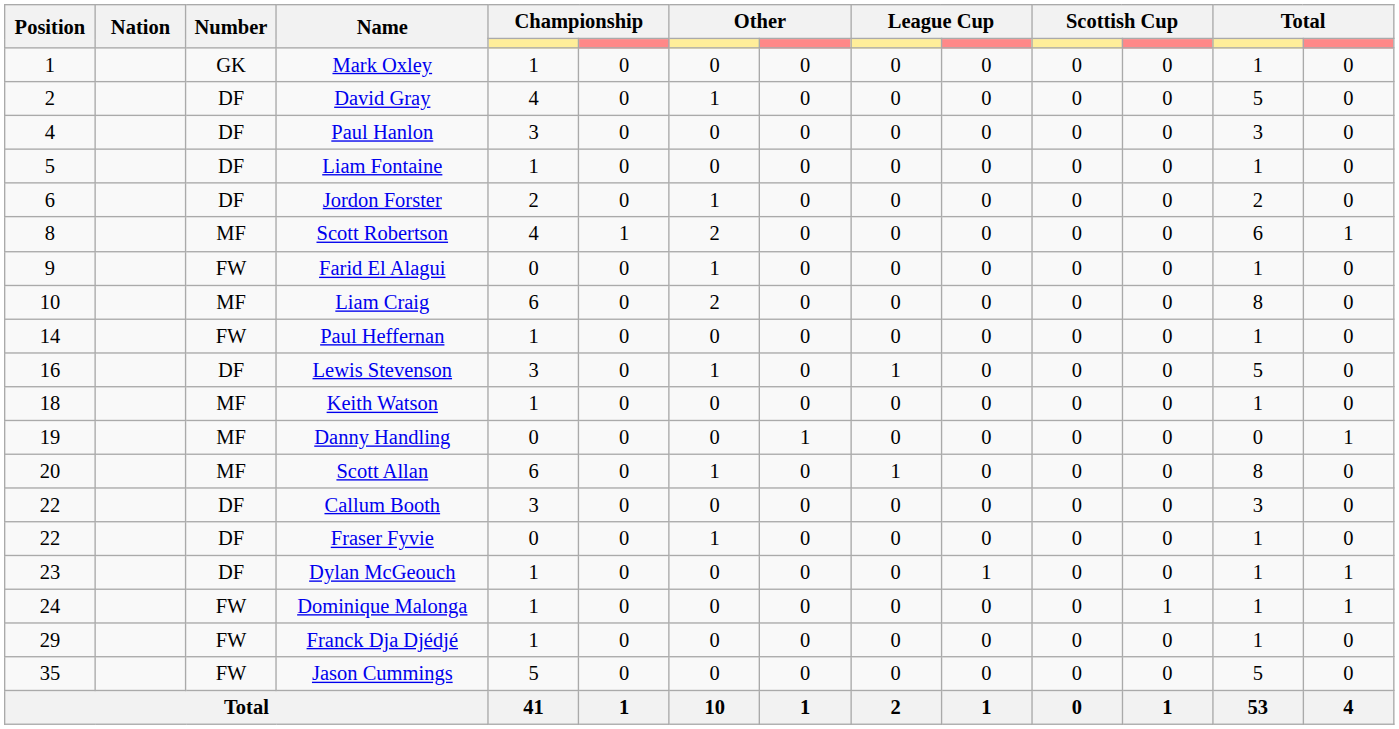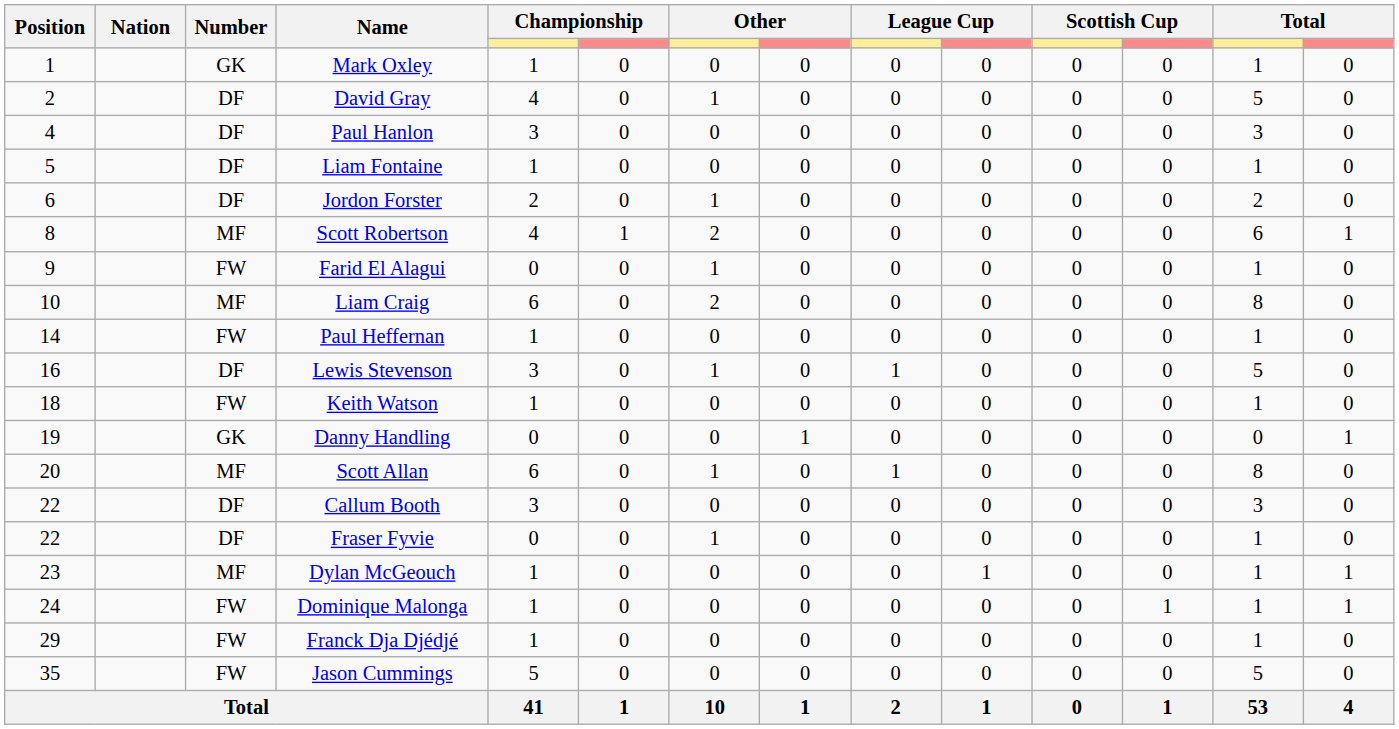(231, 403) MF -> (231, 403) FW
(231, 437) MF -> (231, 437) GK
(231, 572) DF -> (231, 572) MF
